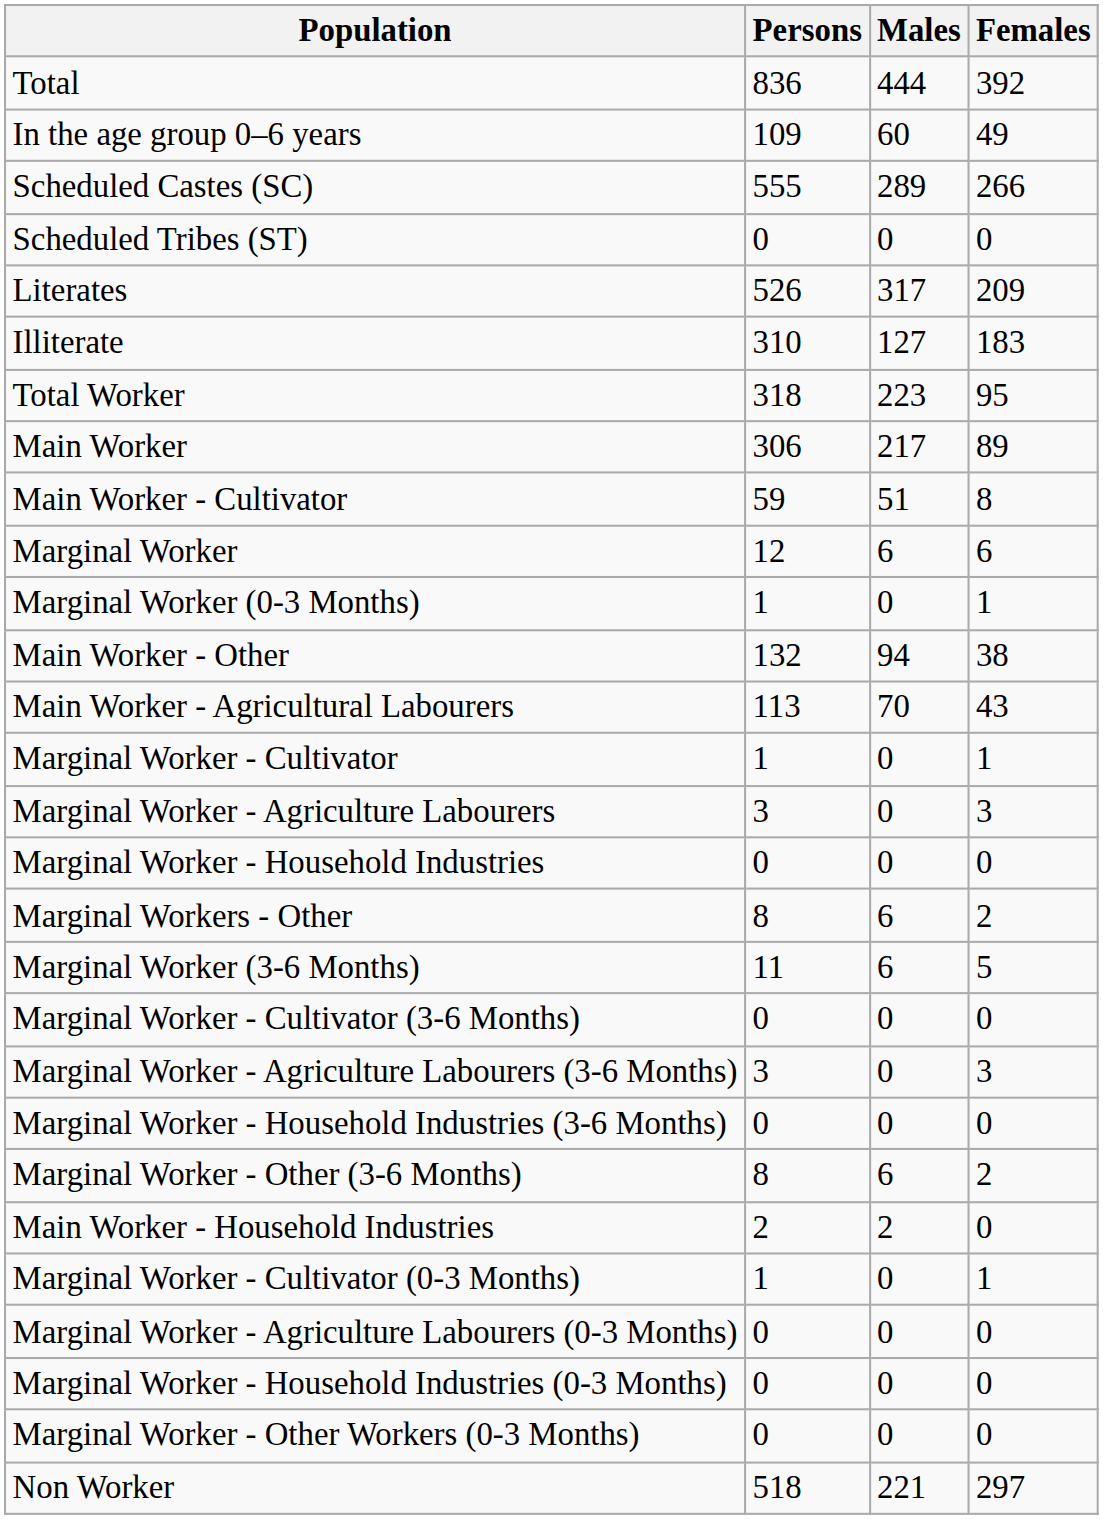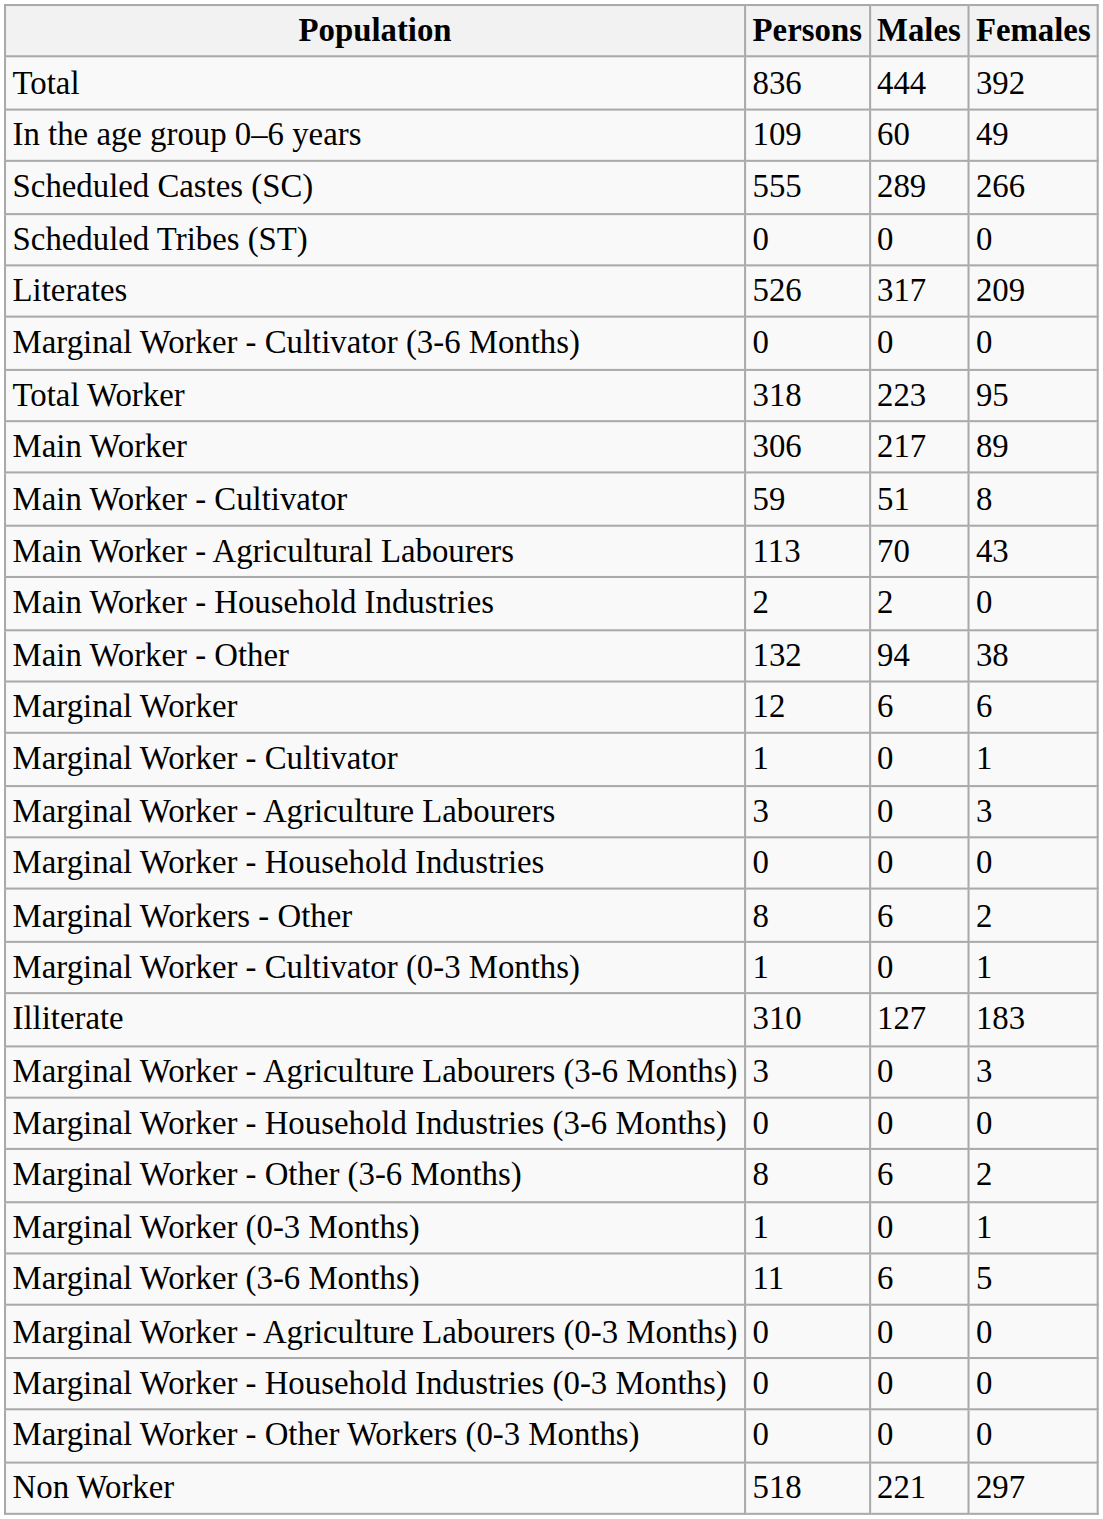rows swapped: (68, 342) <-> (296, 1018)
rows swapped: (263, 706) <-> (125, 550)
rows swapped: (253, 1226) <-> (216, 602)
rows swapped: (216, 966) <-> (296, 1278)
